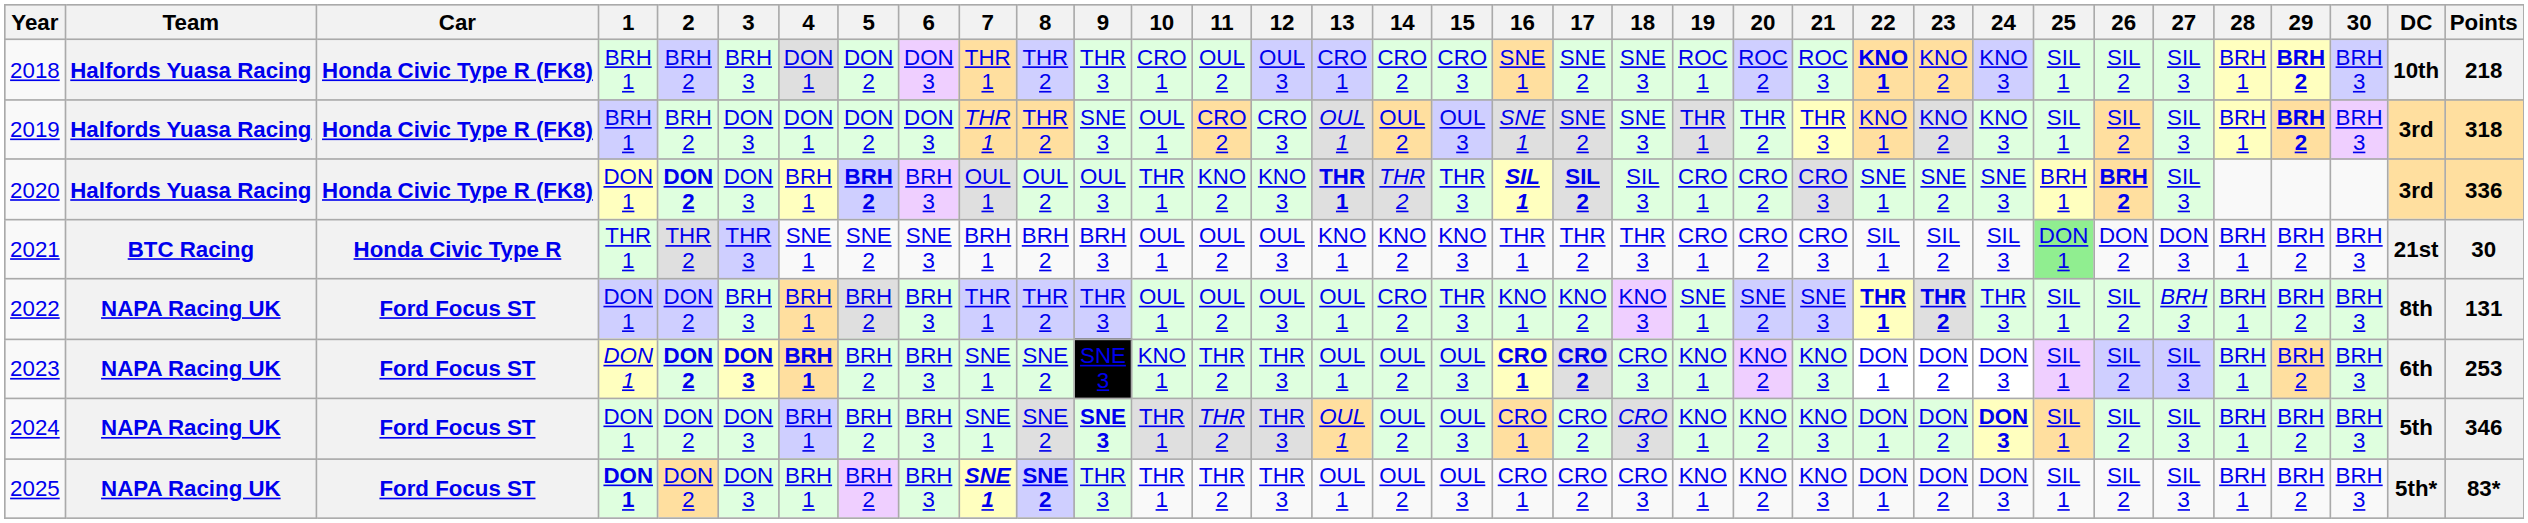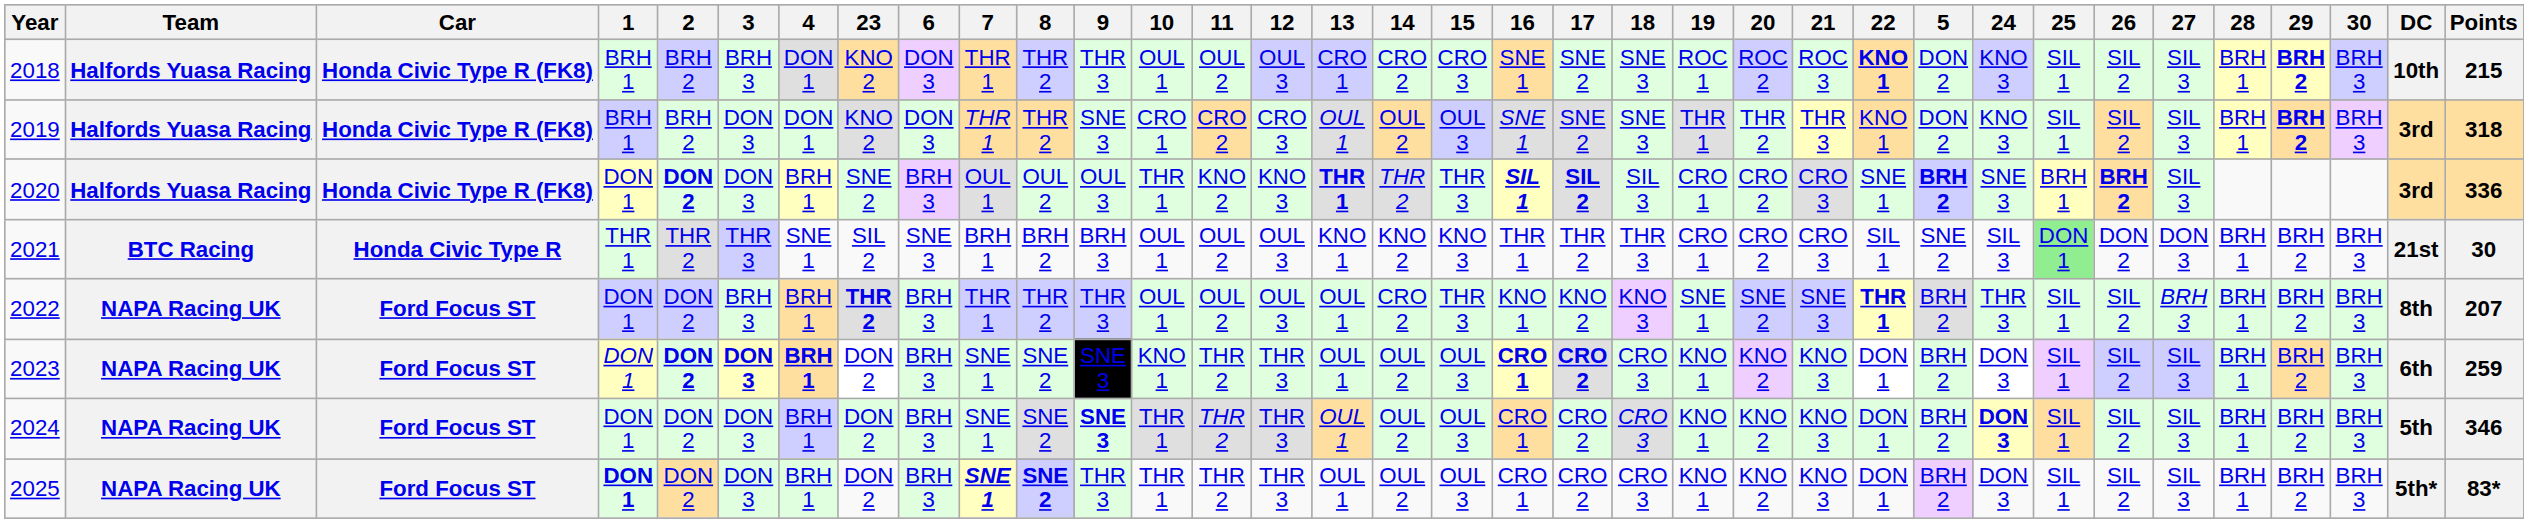columns swapped: (869, 22) <-> (1943, 22)
(1162, 69) CRO 1 -> (1162, 69) OUL 1
(2484, 69) 218 -> (2484, 69) 215
(1162, 129) OUL 1 -> (1162, 129) CRO 1
(2484, 308) 131 -> (2484, 308) 207
(2484, 368) 253 -> (2484, 368) 259
